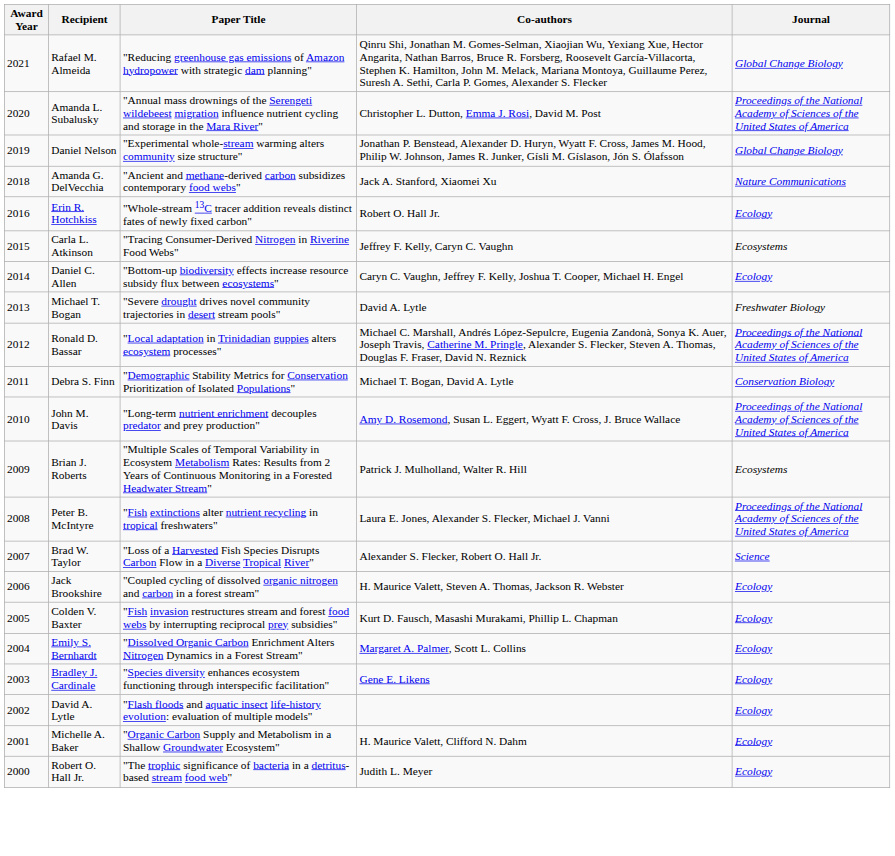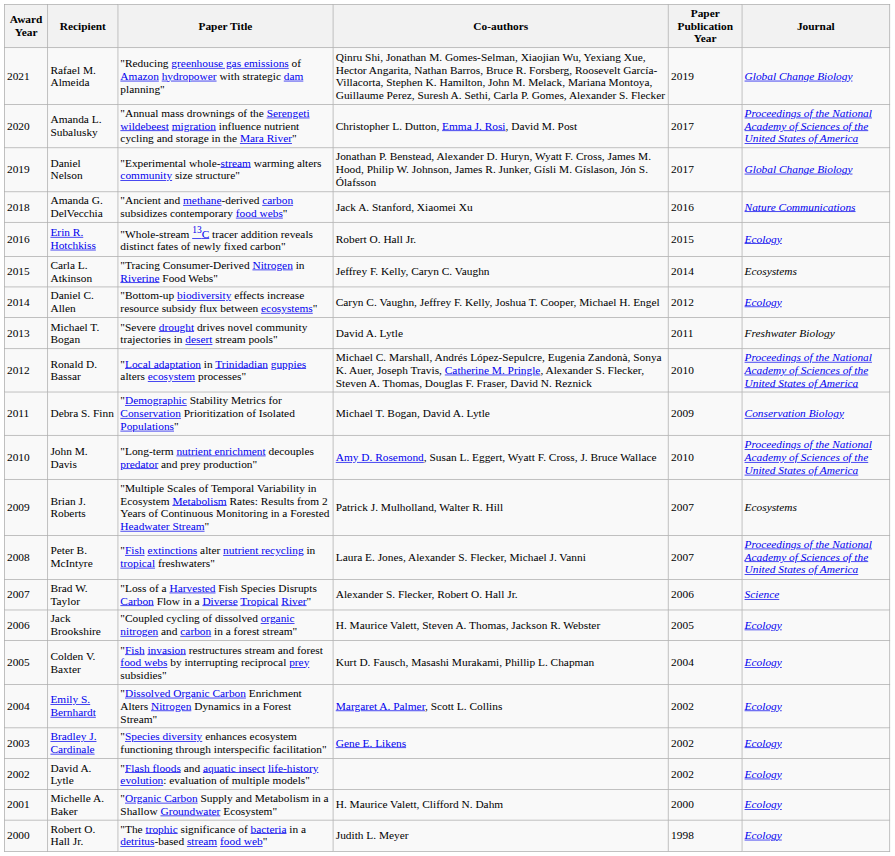+ column: (705, 26)
